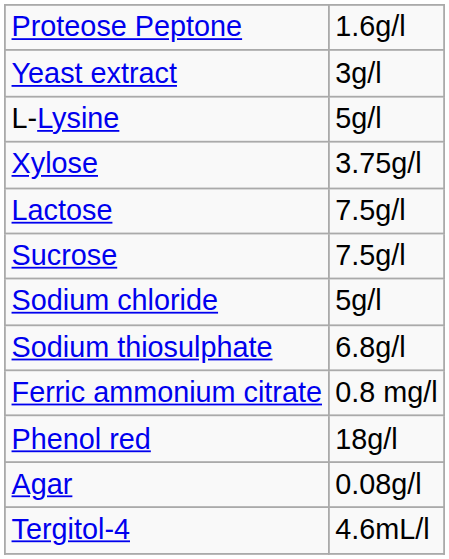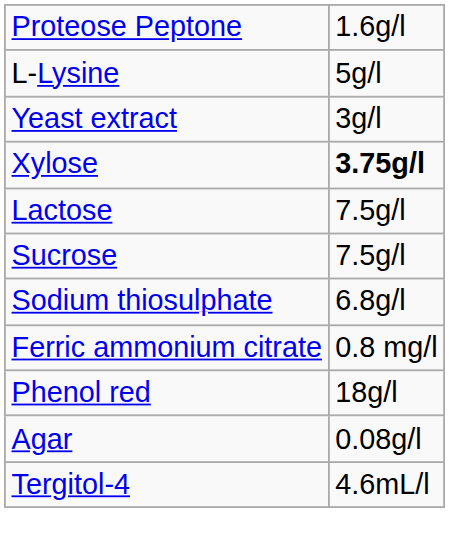rows swapped: (94, 73) <-> (65, 118)
(379, 164) normal -> (380, 164) bold
- row: (115, 301)
